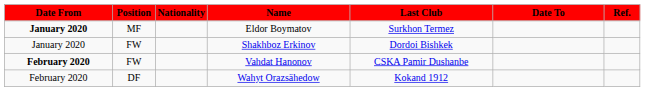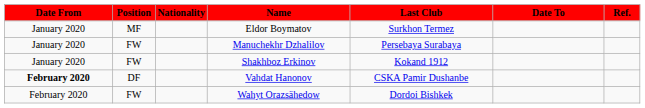(58, 29) bold -> (58, 29) normal
+ row: (279, 45)
(421, 45) Dordoi Bishkek -> (421, 62) Kokand 1912
(134, 62) FW -> (134, 78) DF
(134, 78) DF -> (134, 95) FW
(421, 78) Kokand 1912 -> (421, 95) Dordoi Bishkek
